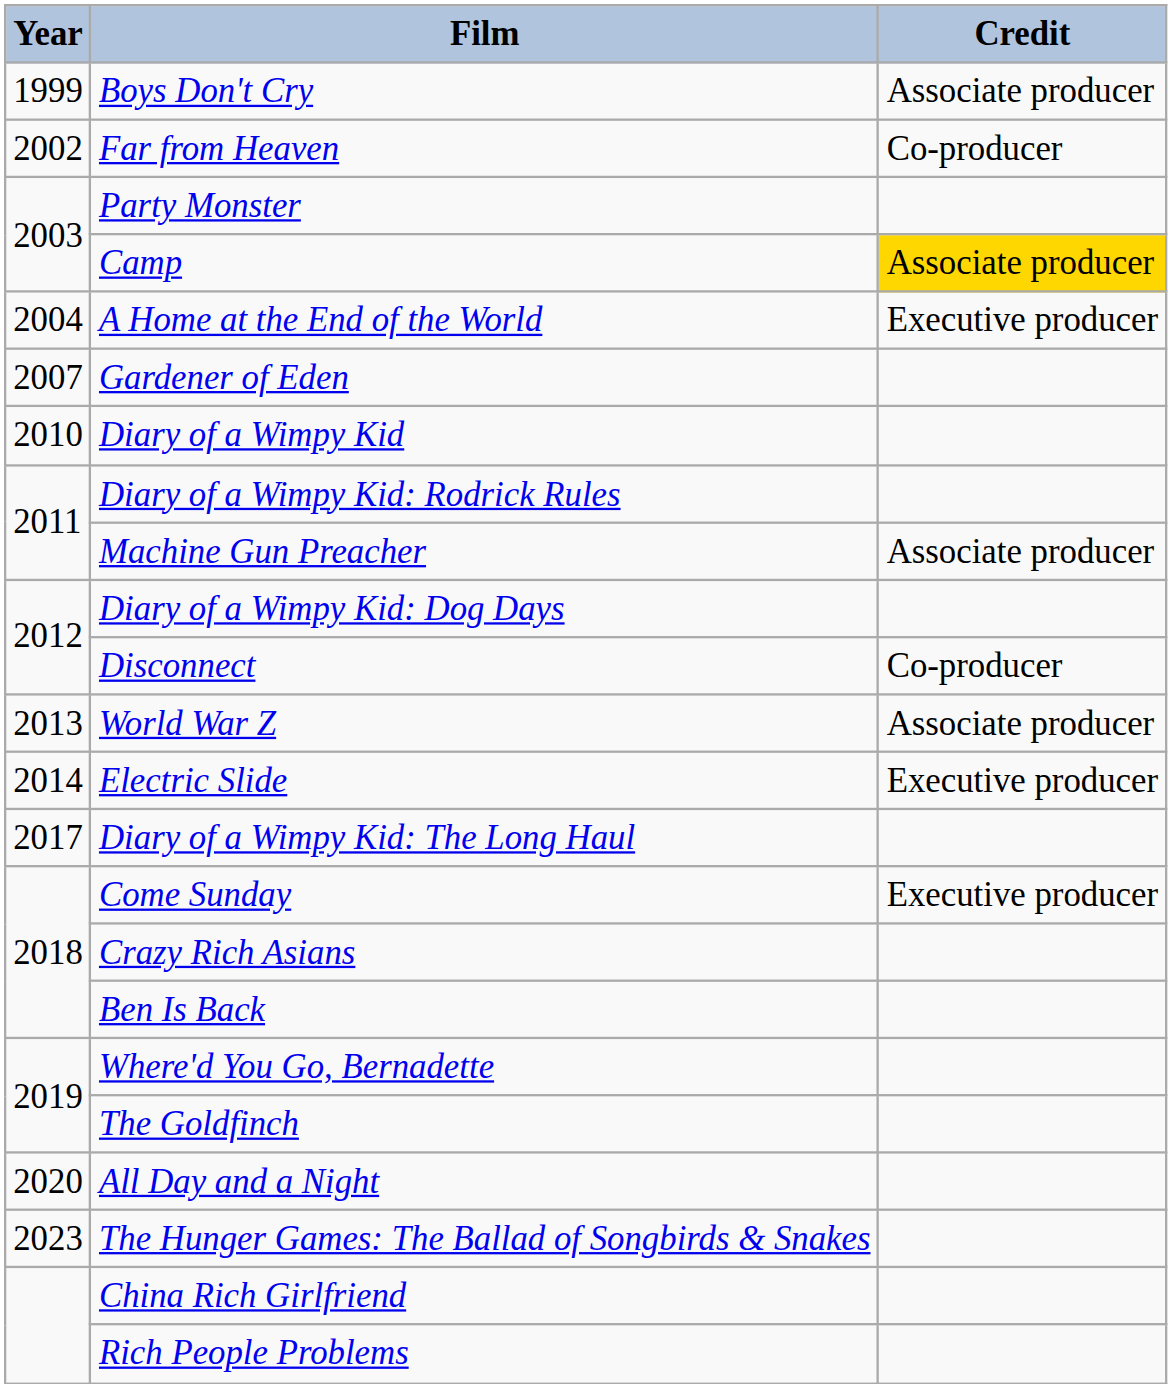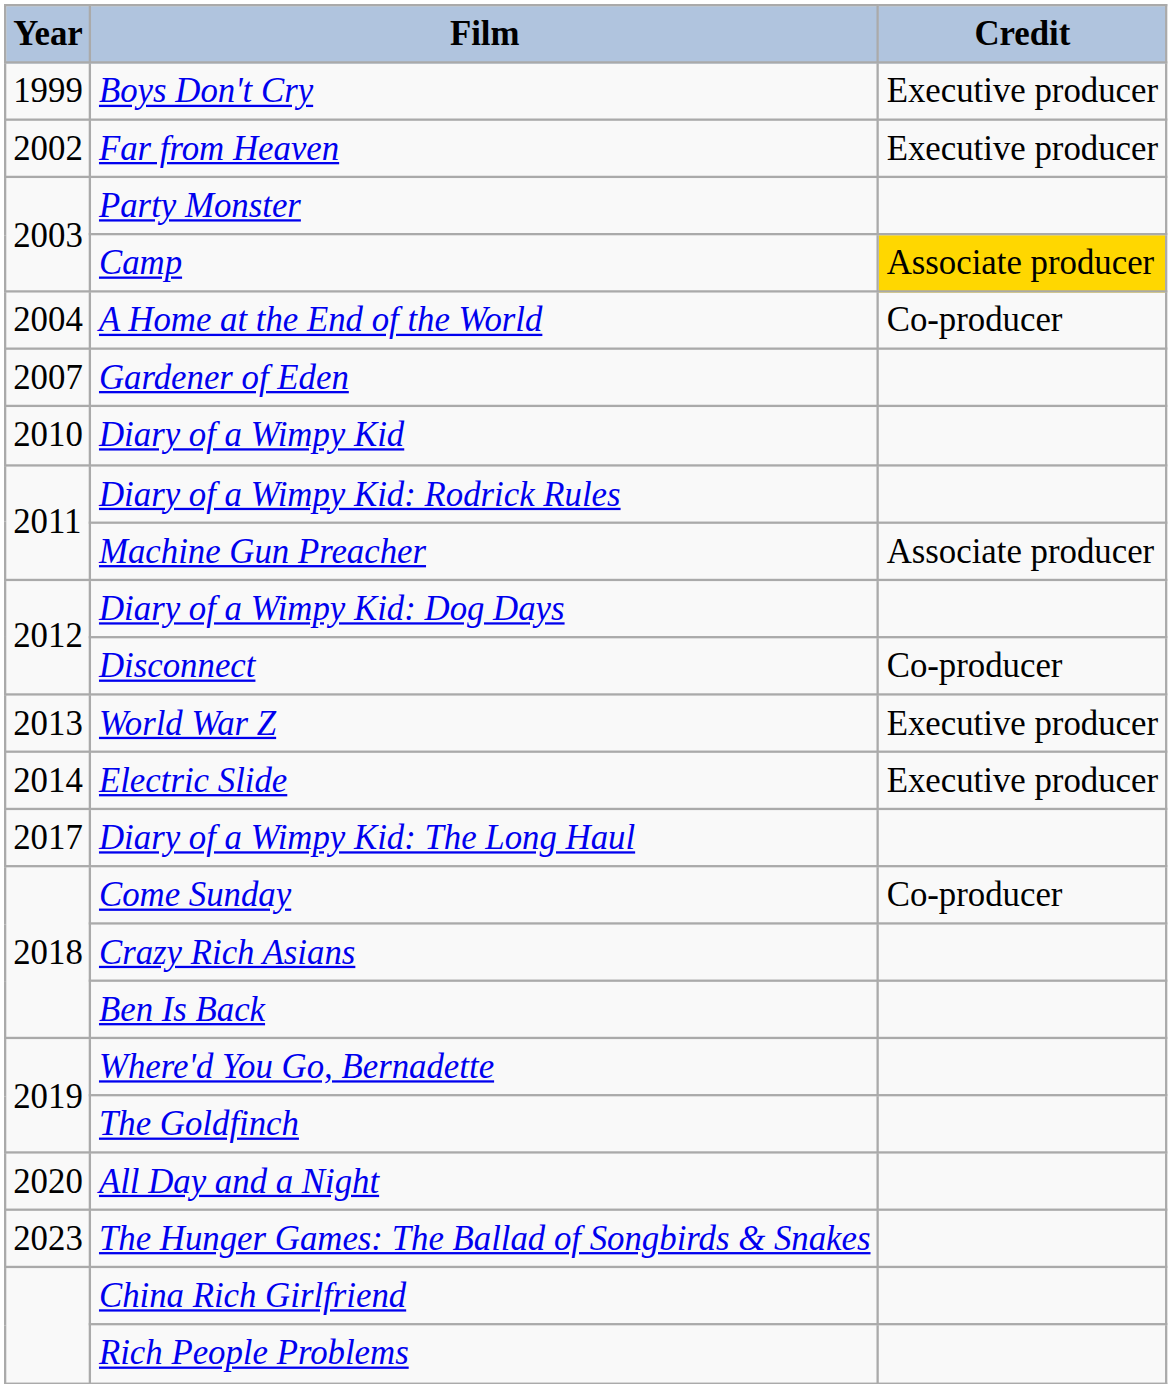(1020, 90) Associate producer -> (1022, 90) Executive producer
(975, 148) Co-producer -> (1022, 148) Executive producer
(1022, 320) Executive producer -> (975, 320) Co-producer
(1020, 722) Associate producer -> (1022, 722) Executive producer
(1022, 894) Executive producer -> (975, 894) Co-producer
